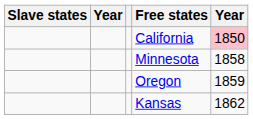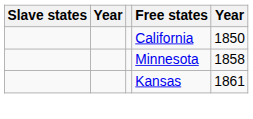(230, 37) pink background -> (230, 37) no background
- row: (158, 81)
(230, 103) 1862 -> (230, 81) 1861
